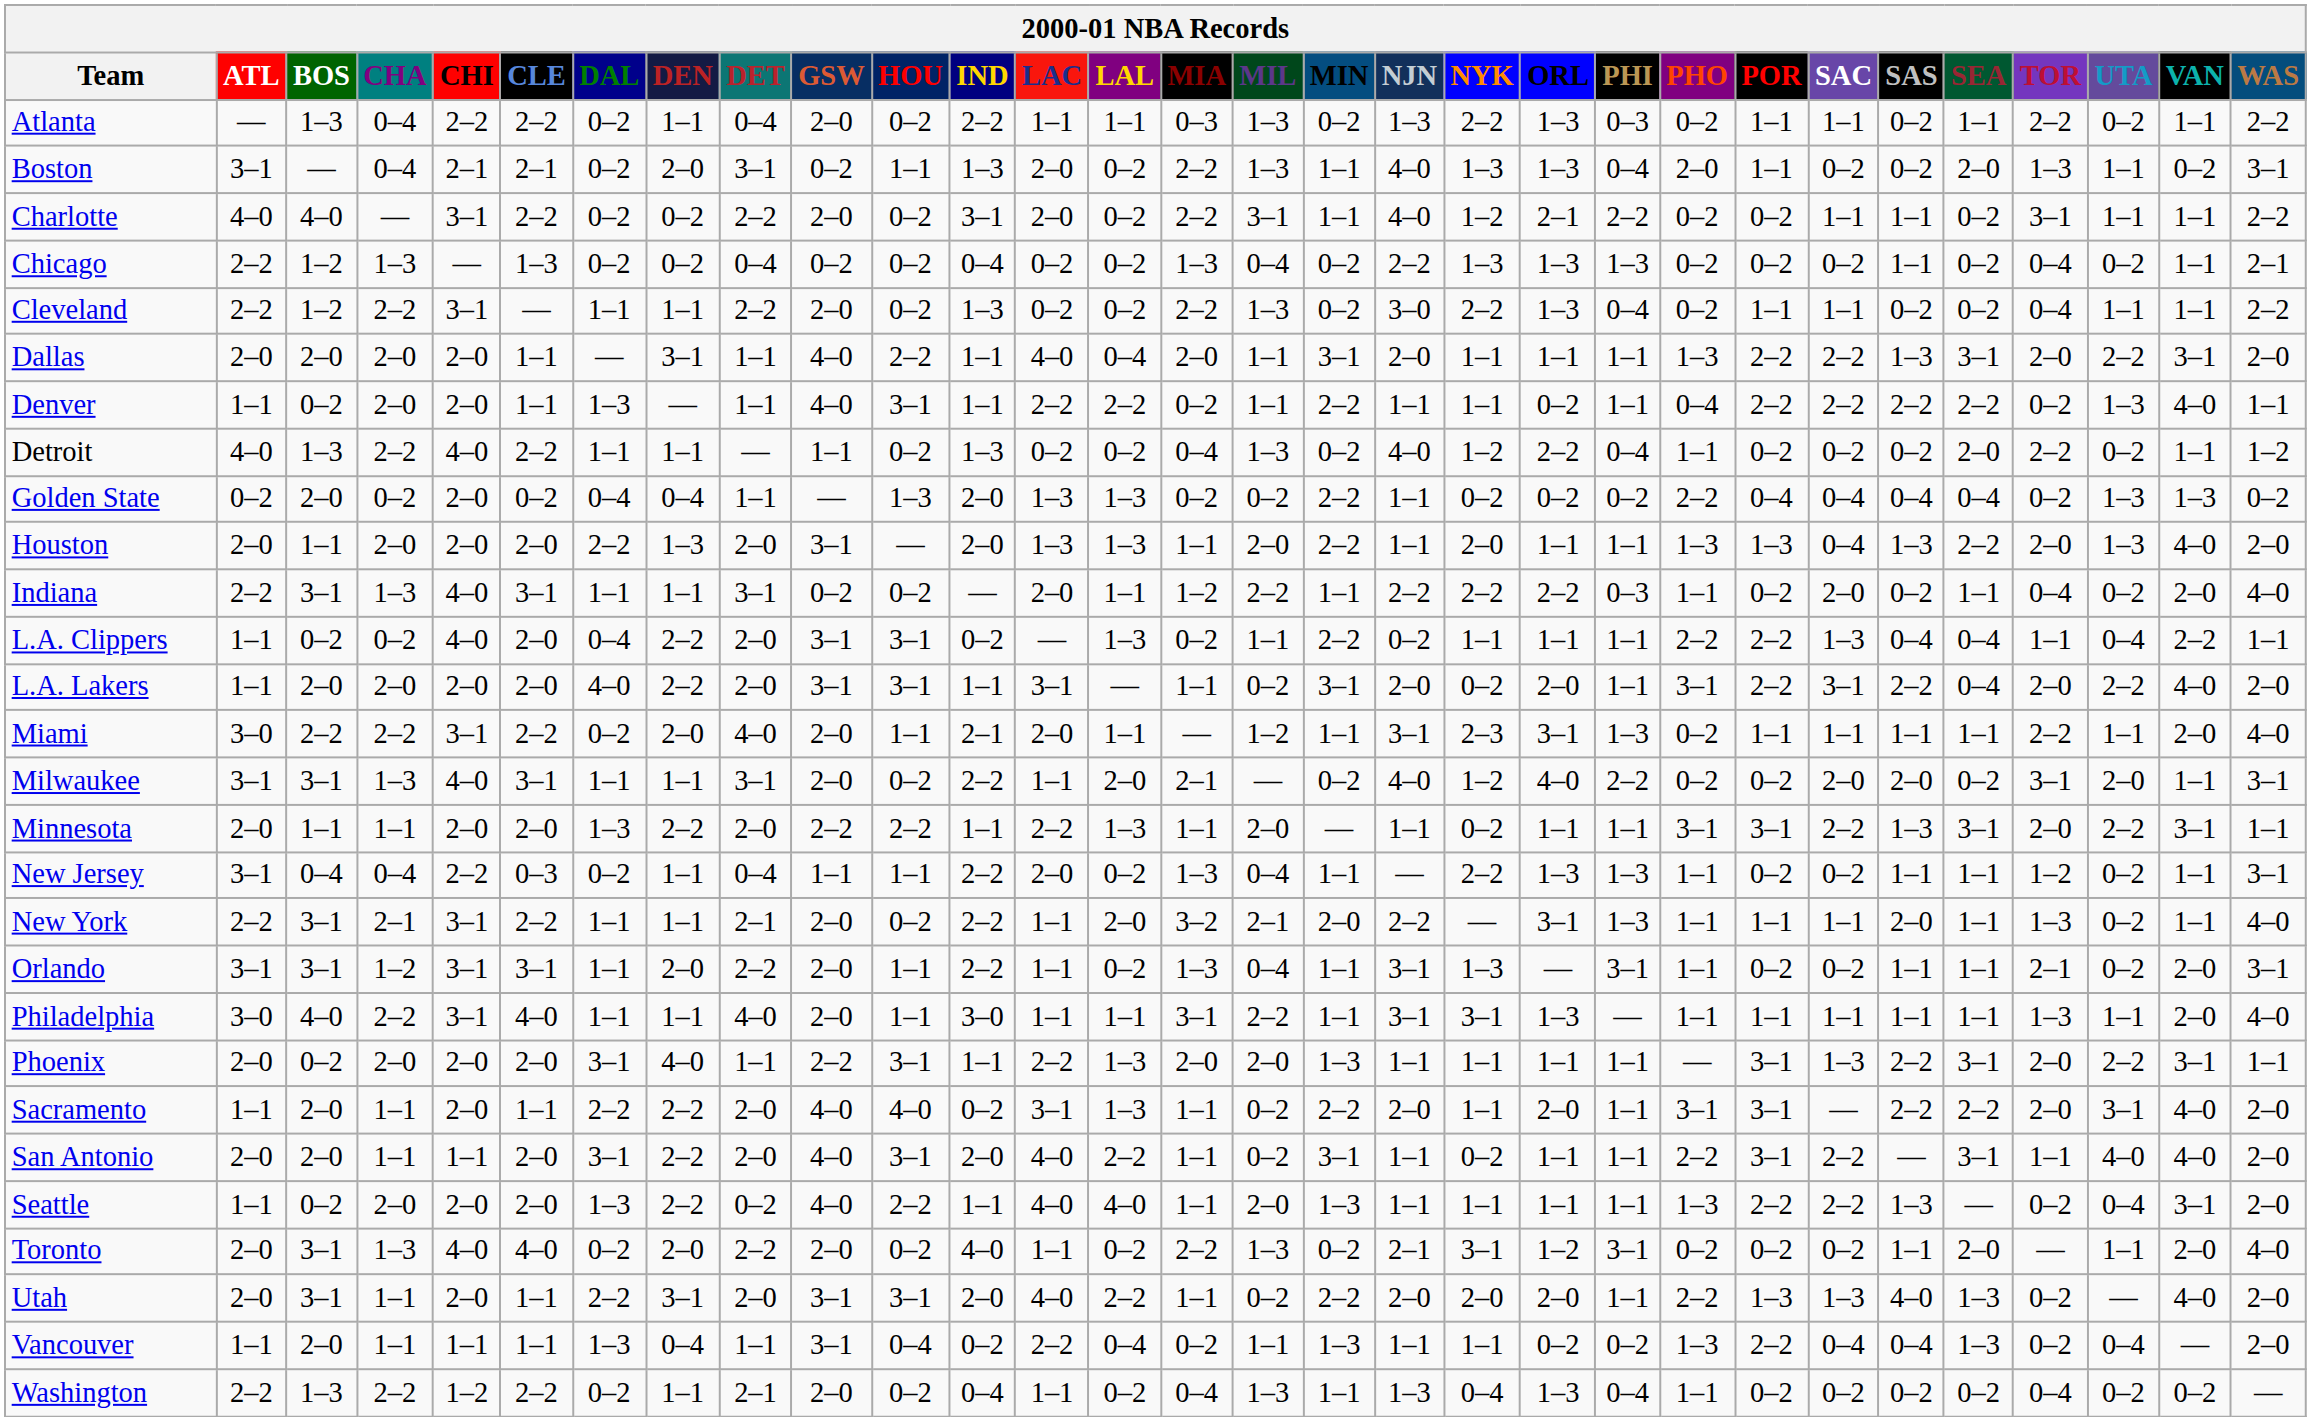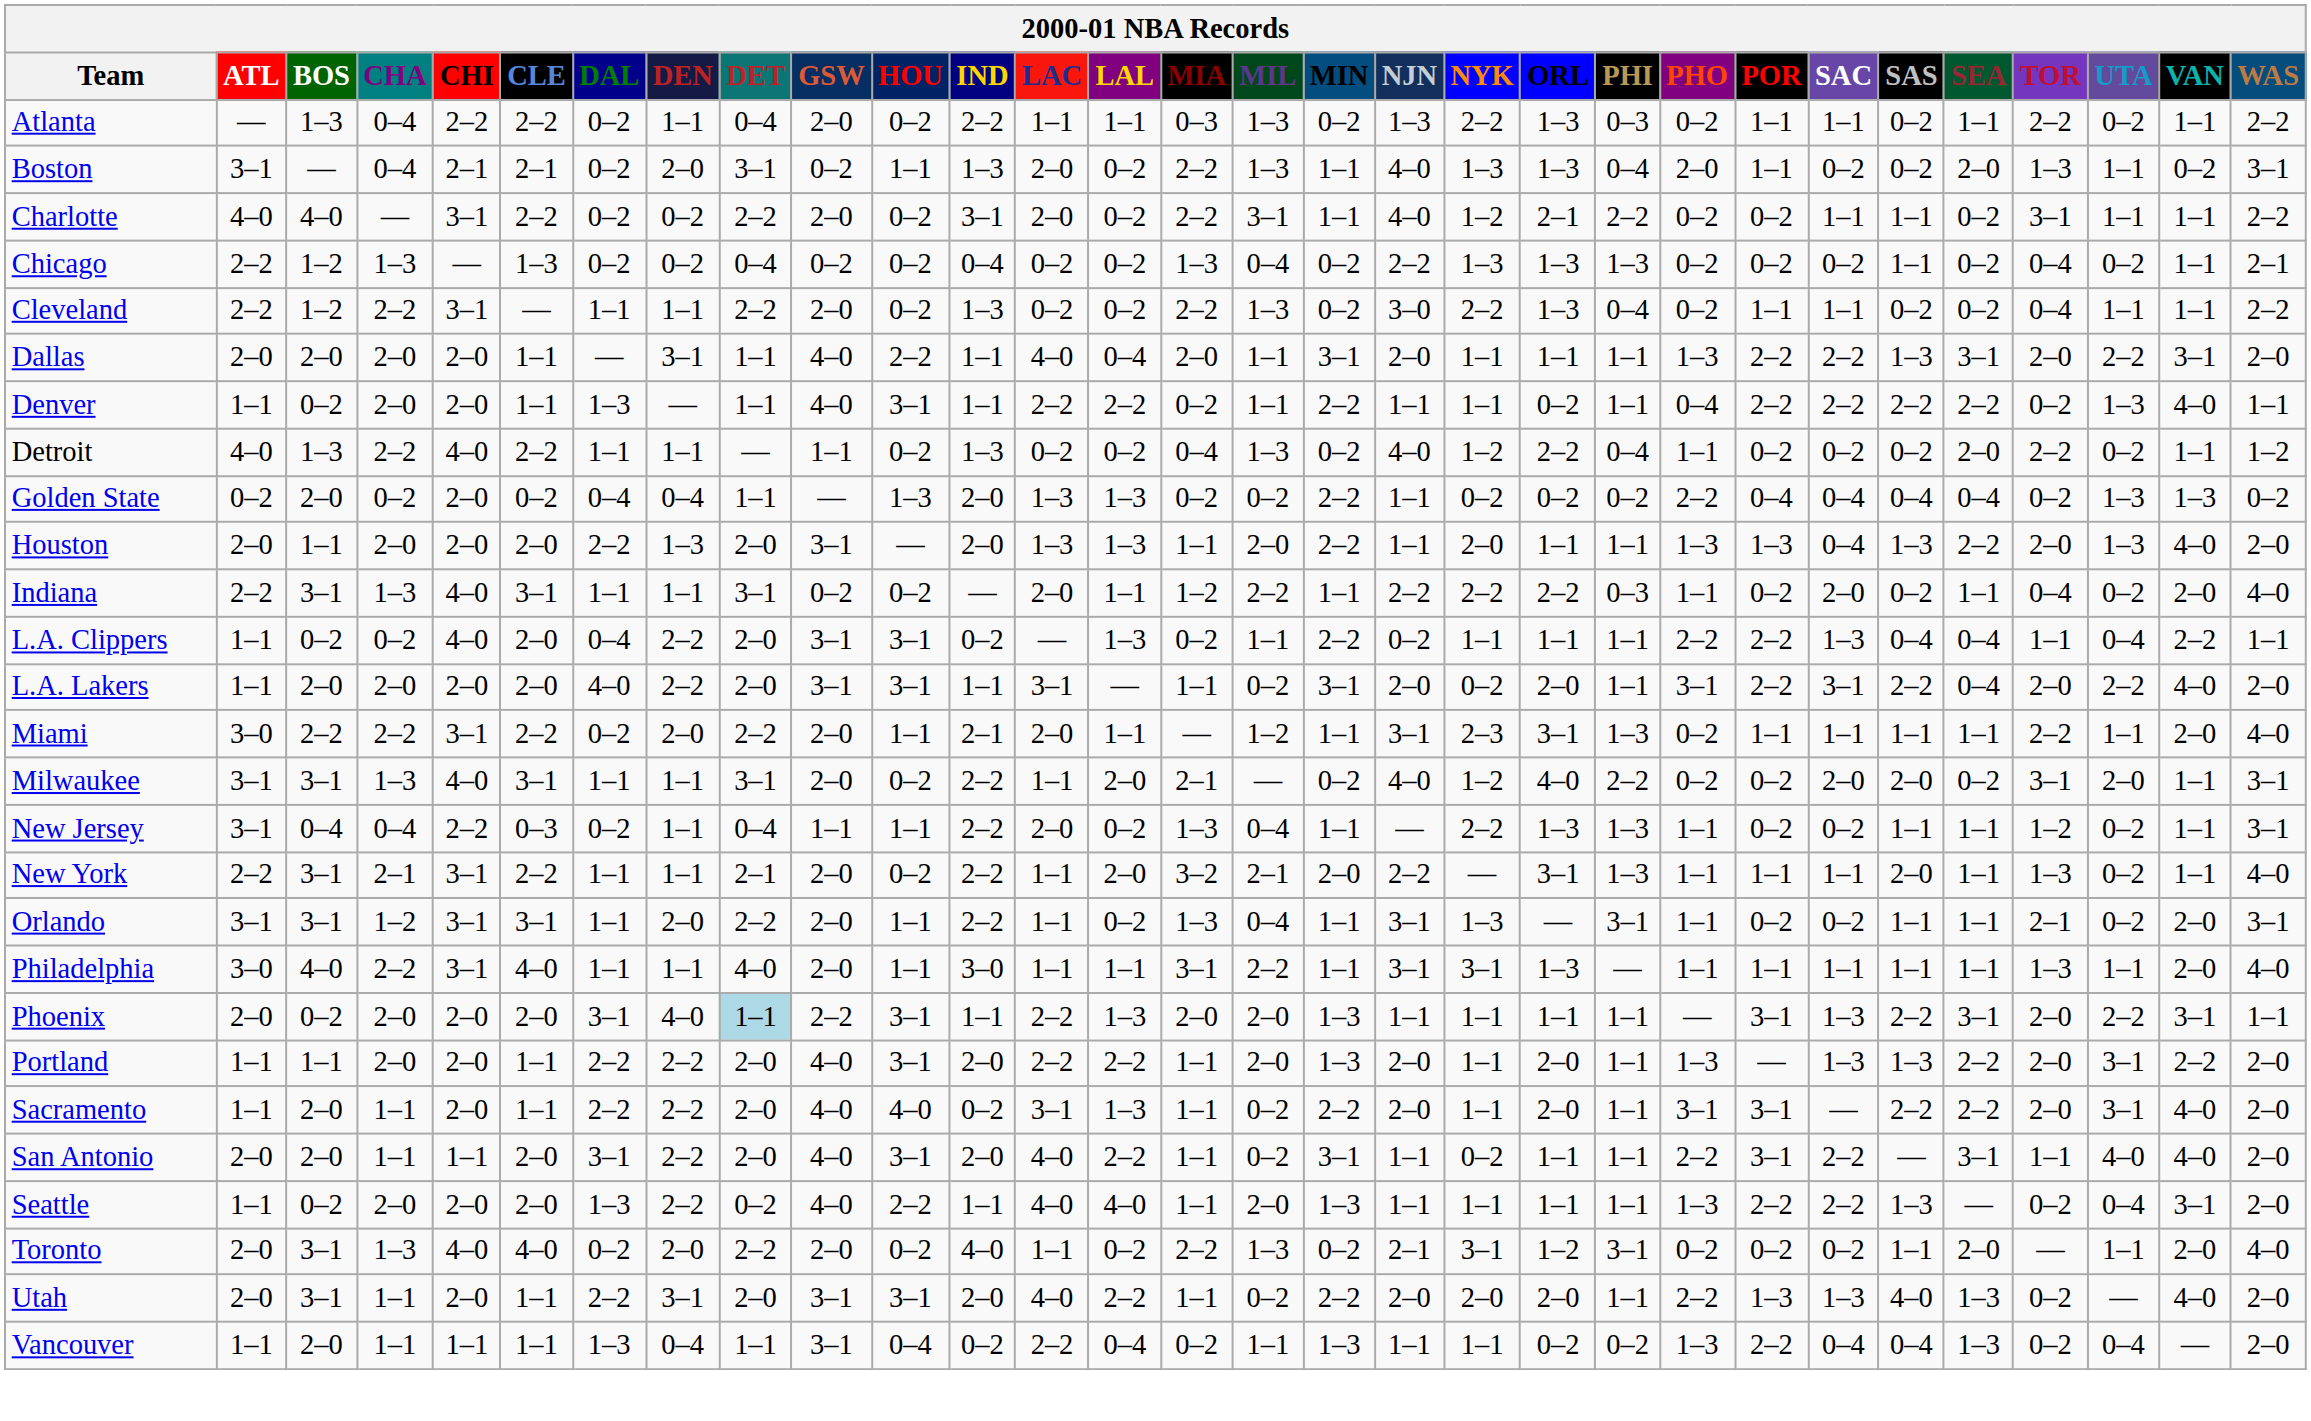(756, 733) 4–0 -> (756, 733) 2–2
- row: (72, 827)
(756, 1062) no background -> (756, 1015) lightblue background
+ row: (60, 1062)
- row: (79, 1392)
